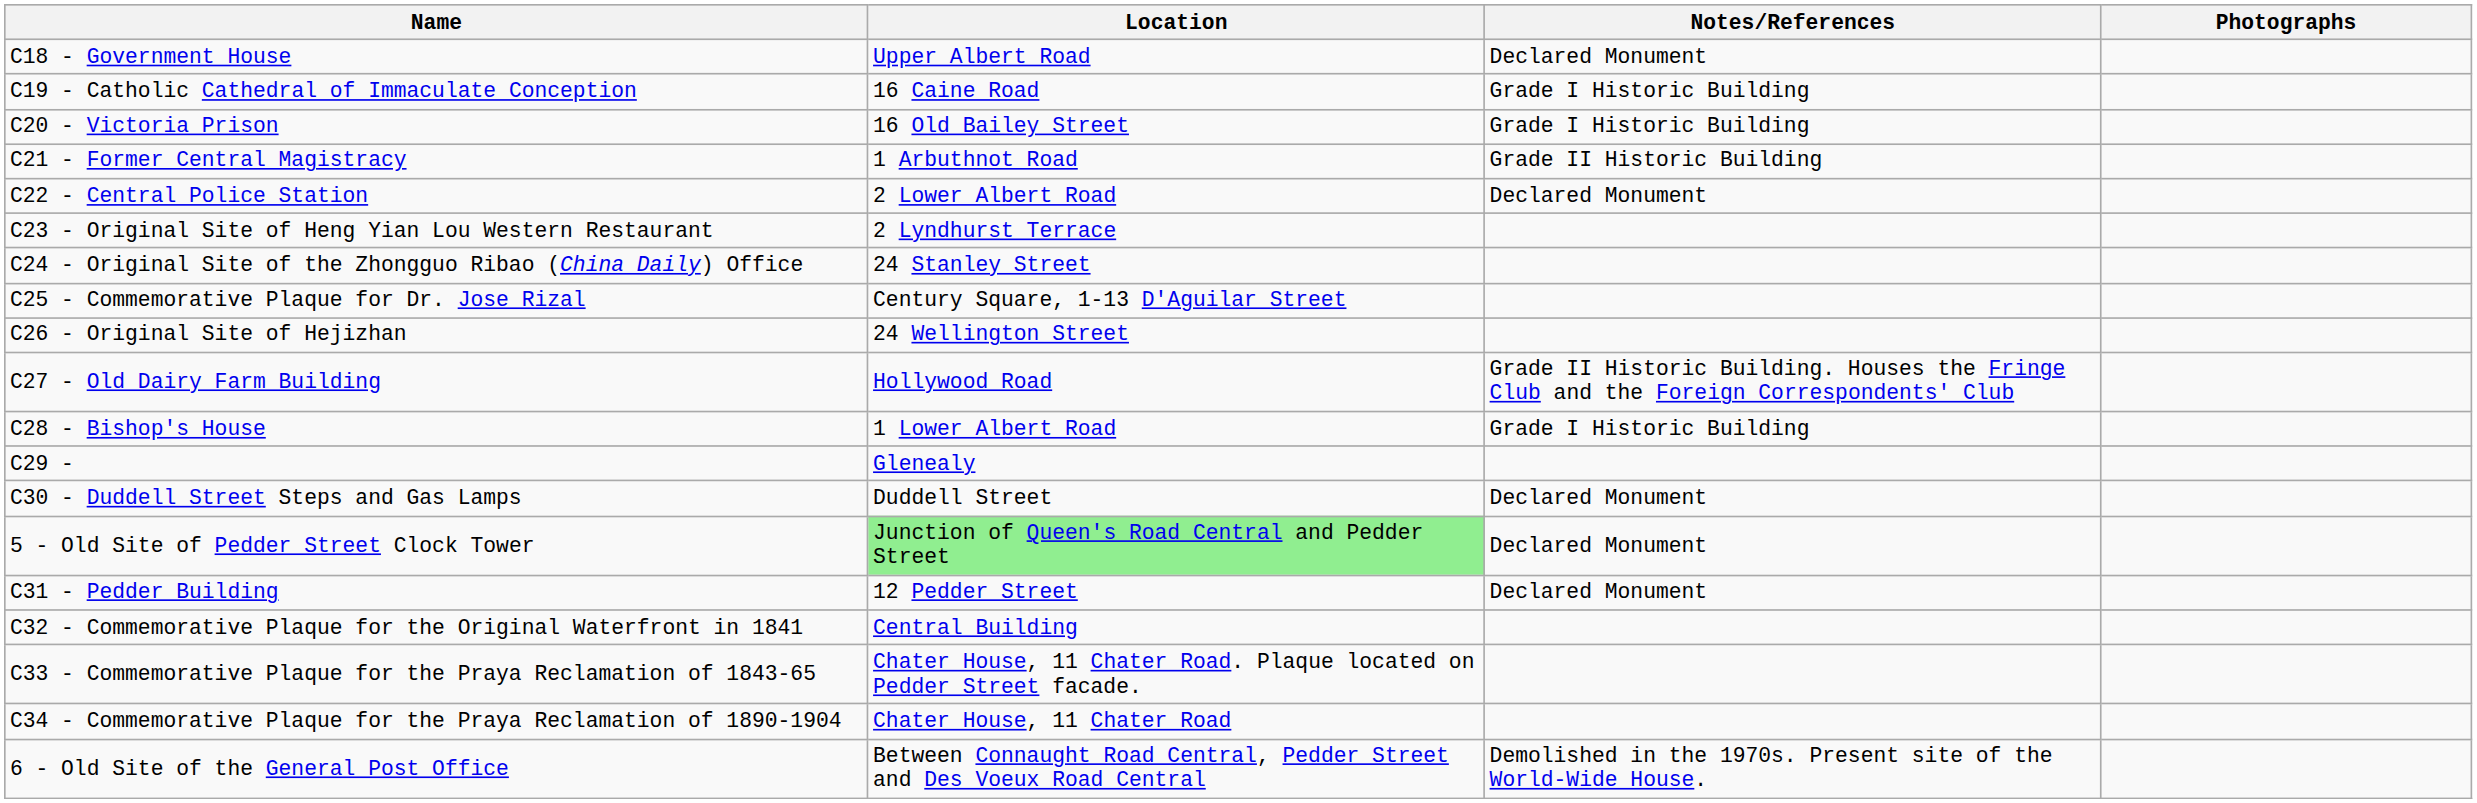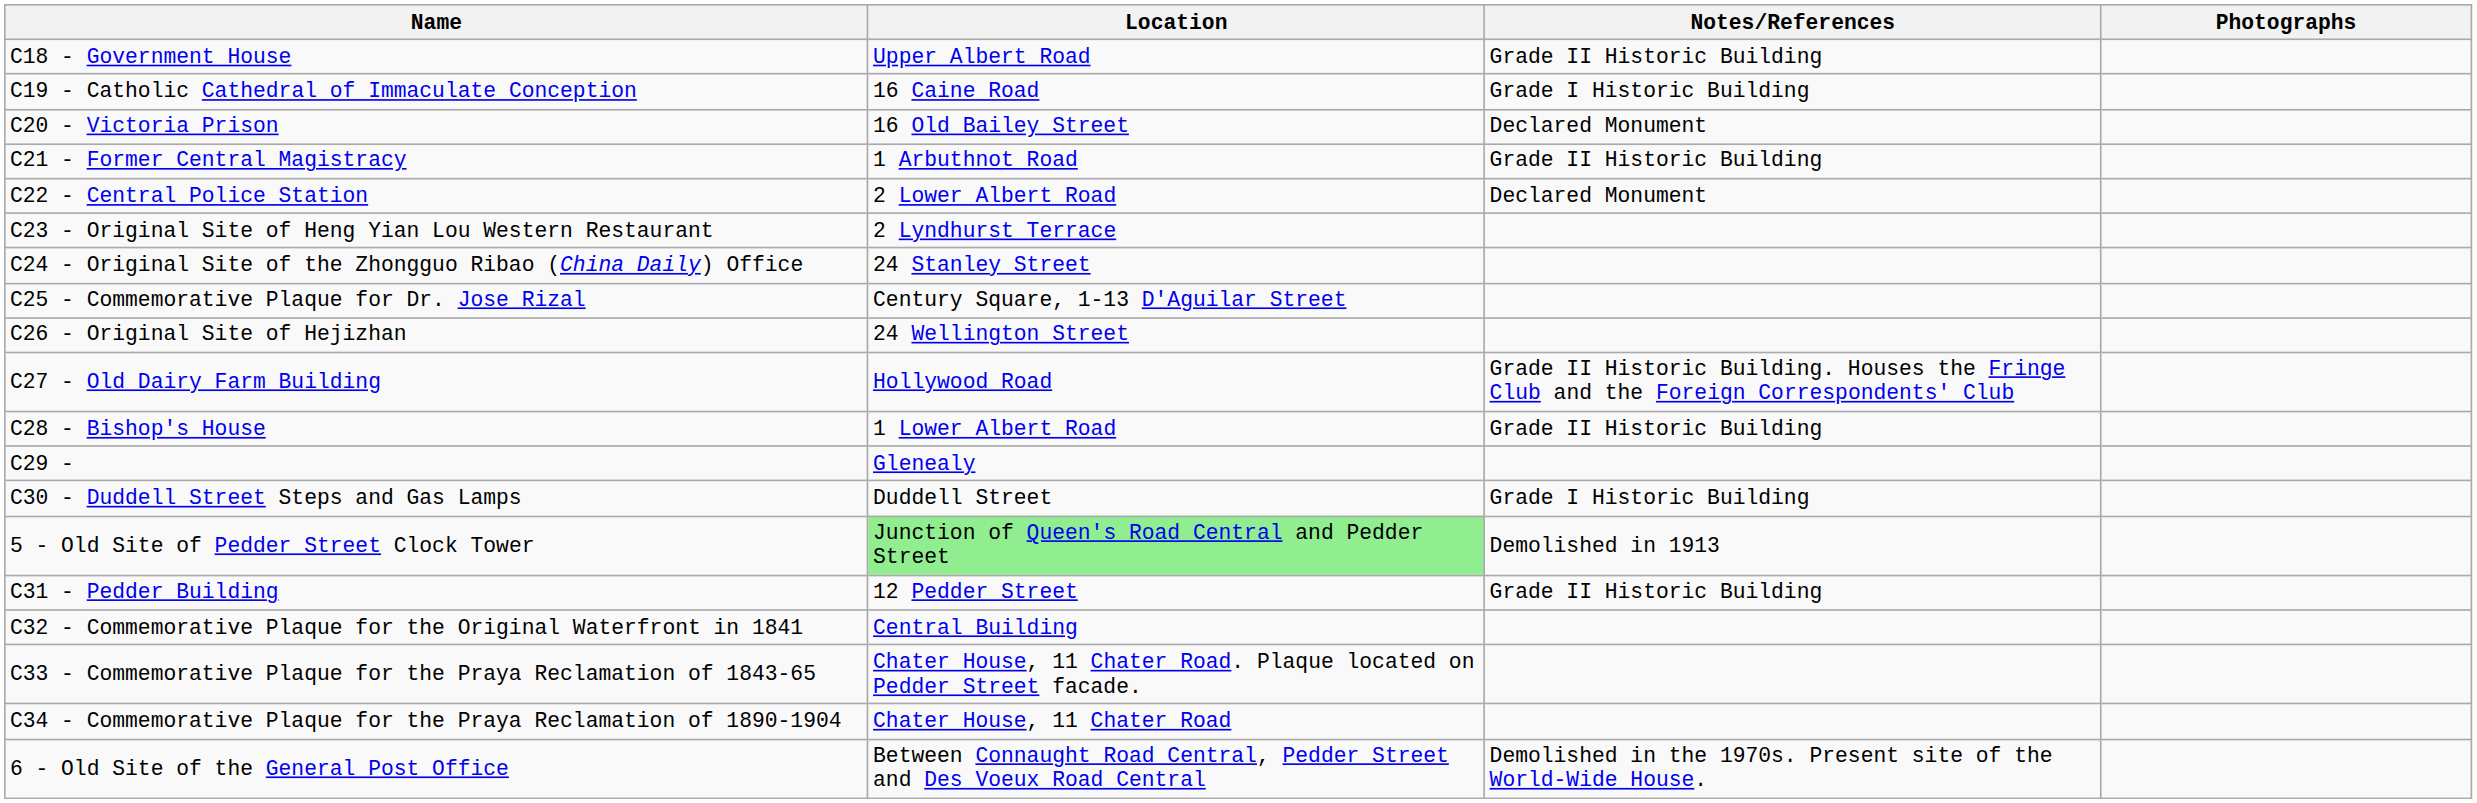(1598, 57) Declared Monument -> (1656, 57) Grade II Historic Building
(1650, 126) Grade I Historic Building -> (1598, 126) Declared Monument
(1650, 429) Grade I Historic Building -> (1656, 429) Grade II Historic Building
(1598, 499) Declared Monument -> (1650, 499) Grade I Historic Building
(1598, 546) Declared Monument -> (1605, 546) Demolished in 1913
(1598, 593) Declared Monument -> (1656, 593) Grade II Historic Building
